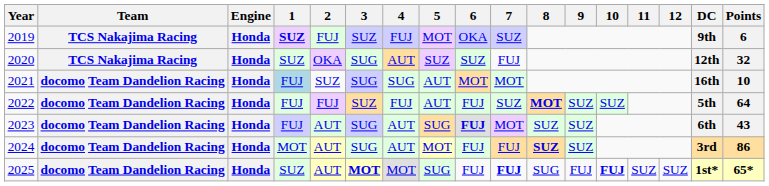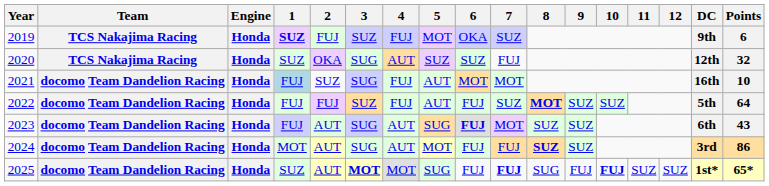(401, 81) SUG -> (401, 81) FUJ
